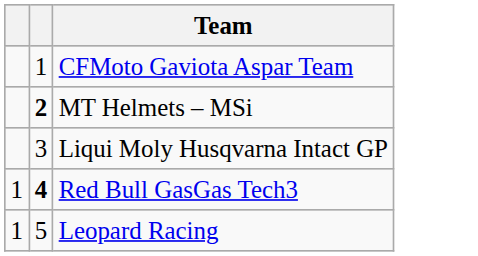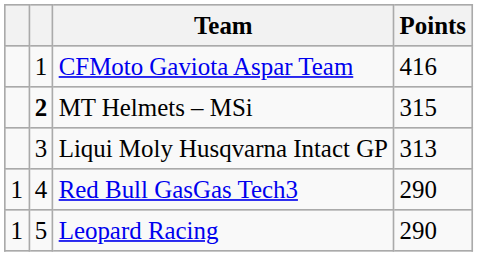+ column: (433, 25)
(41, 189) bold -> (41, 189) normal
